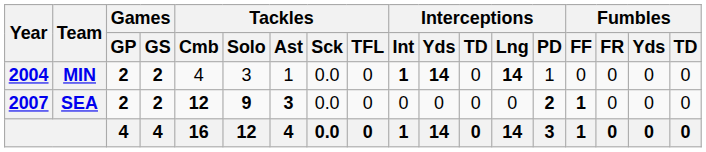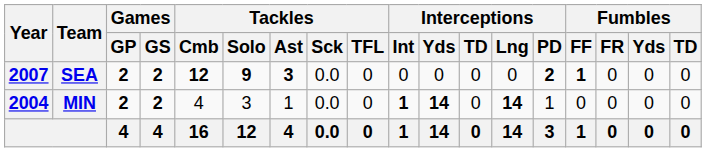rows swapped: (80, 75) <-> (80, 103)
